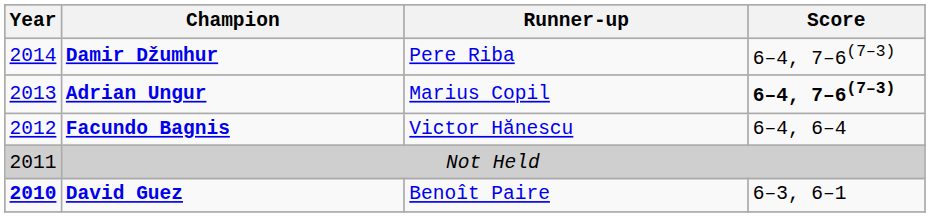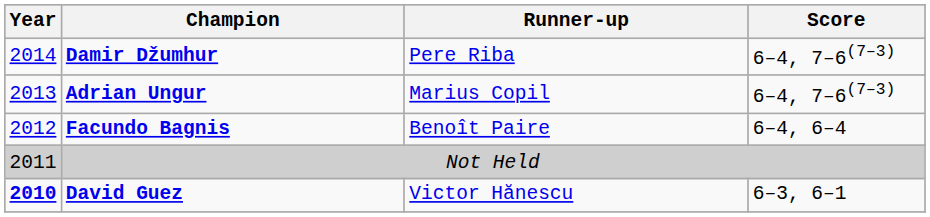(824, 94) bold -> (824, 94) normal
(491, 129) Victor Hănescu -> (480, 129) Benoît Paire
(480, 195) Benoît Paire -> (491, 195) Victor Hănescu
